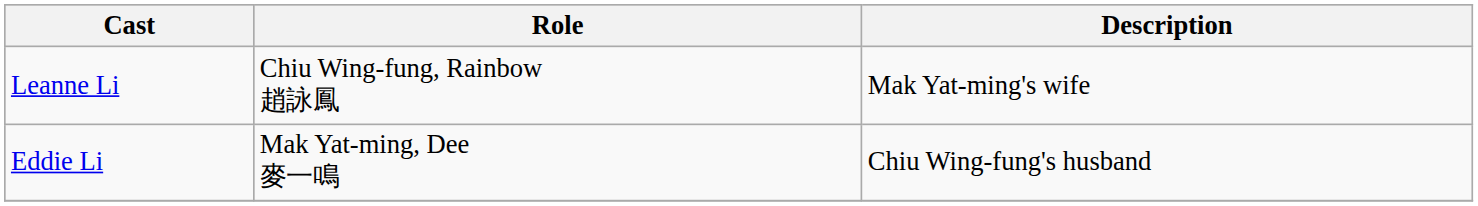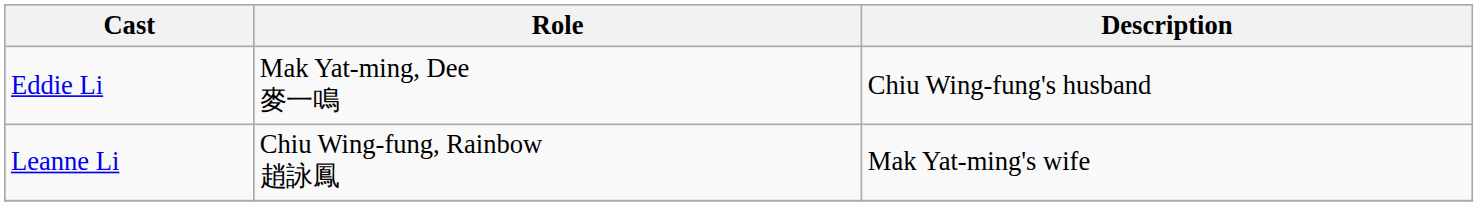rows swapped: (57, 162) <-> (65, 85)
